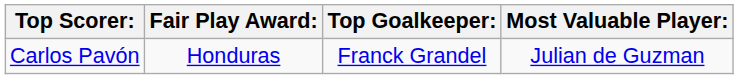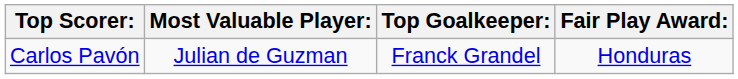columns swapped: (617, 21) <-> (234, 21)
